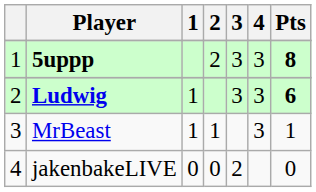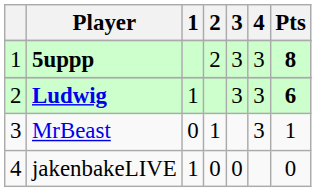(193, 131) 1 -> (193, 131) 0
(193, 167) 0 -> (193, 167) 1
(237, 167) 2 -> (237, 167) 0
